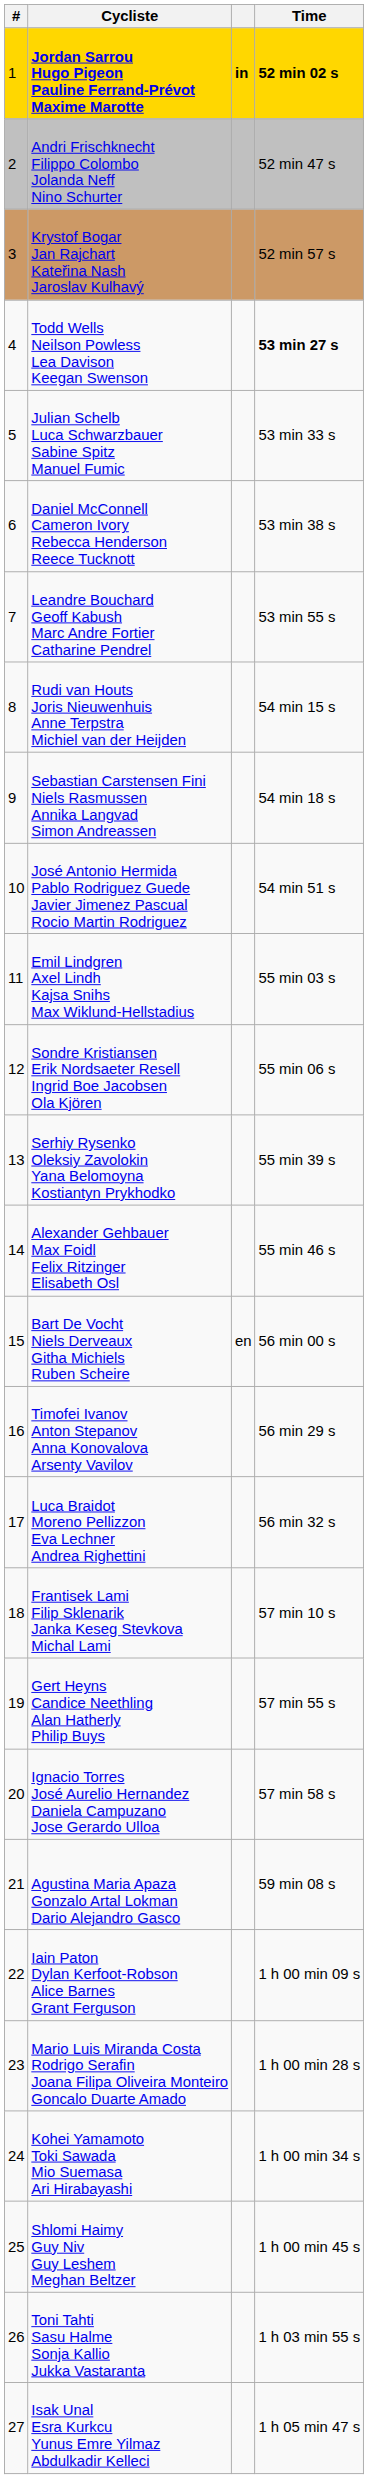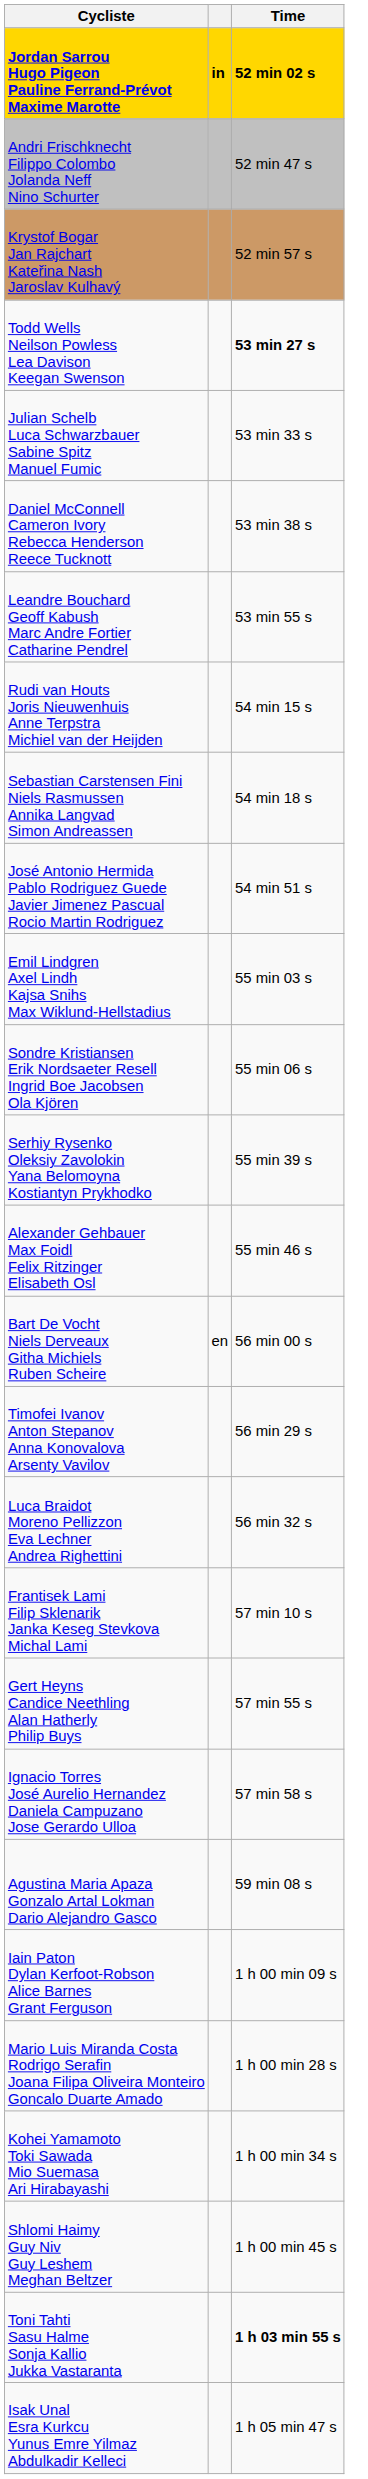- column: (16, 16)
(309, 2337) normal -> (288, 2337) bold
